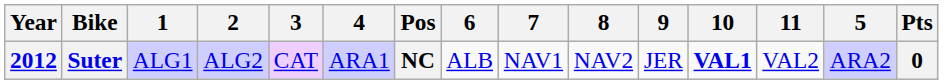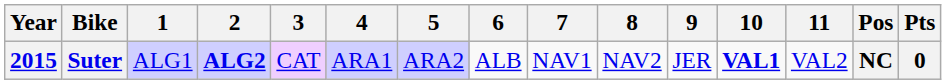columns swapped: (860, 23) <-> (418, 23)
(33, 60) 2012 -> (33, 60) 2015
(233, 60) normal -> (234, 60) bold
